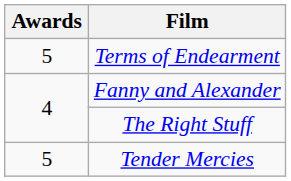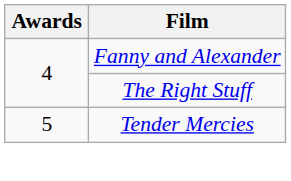- row: (187, 55)
